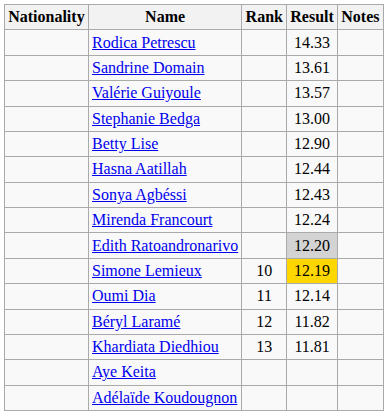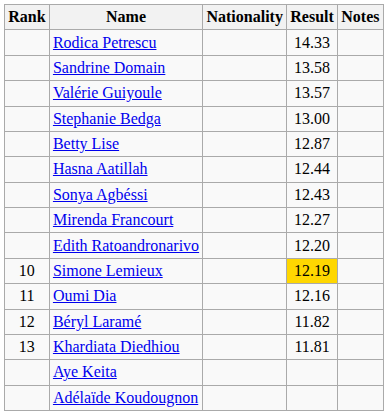columns swapped: (264, 17) <-> (46, 17)
(312, 67) 13.61 -> (312, 67) 13.58
(312, 144) 12.90 -> (312, 144) 12.87
(312, 220) 12.24 -> (312, 220) 12.27
(312, 245) lightgrey background -> (312, 245) no background
(312, 296) 12.14 -> (312, 296) 12.16
